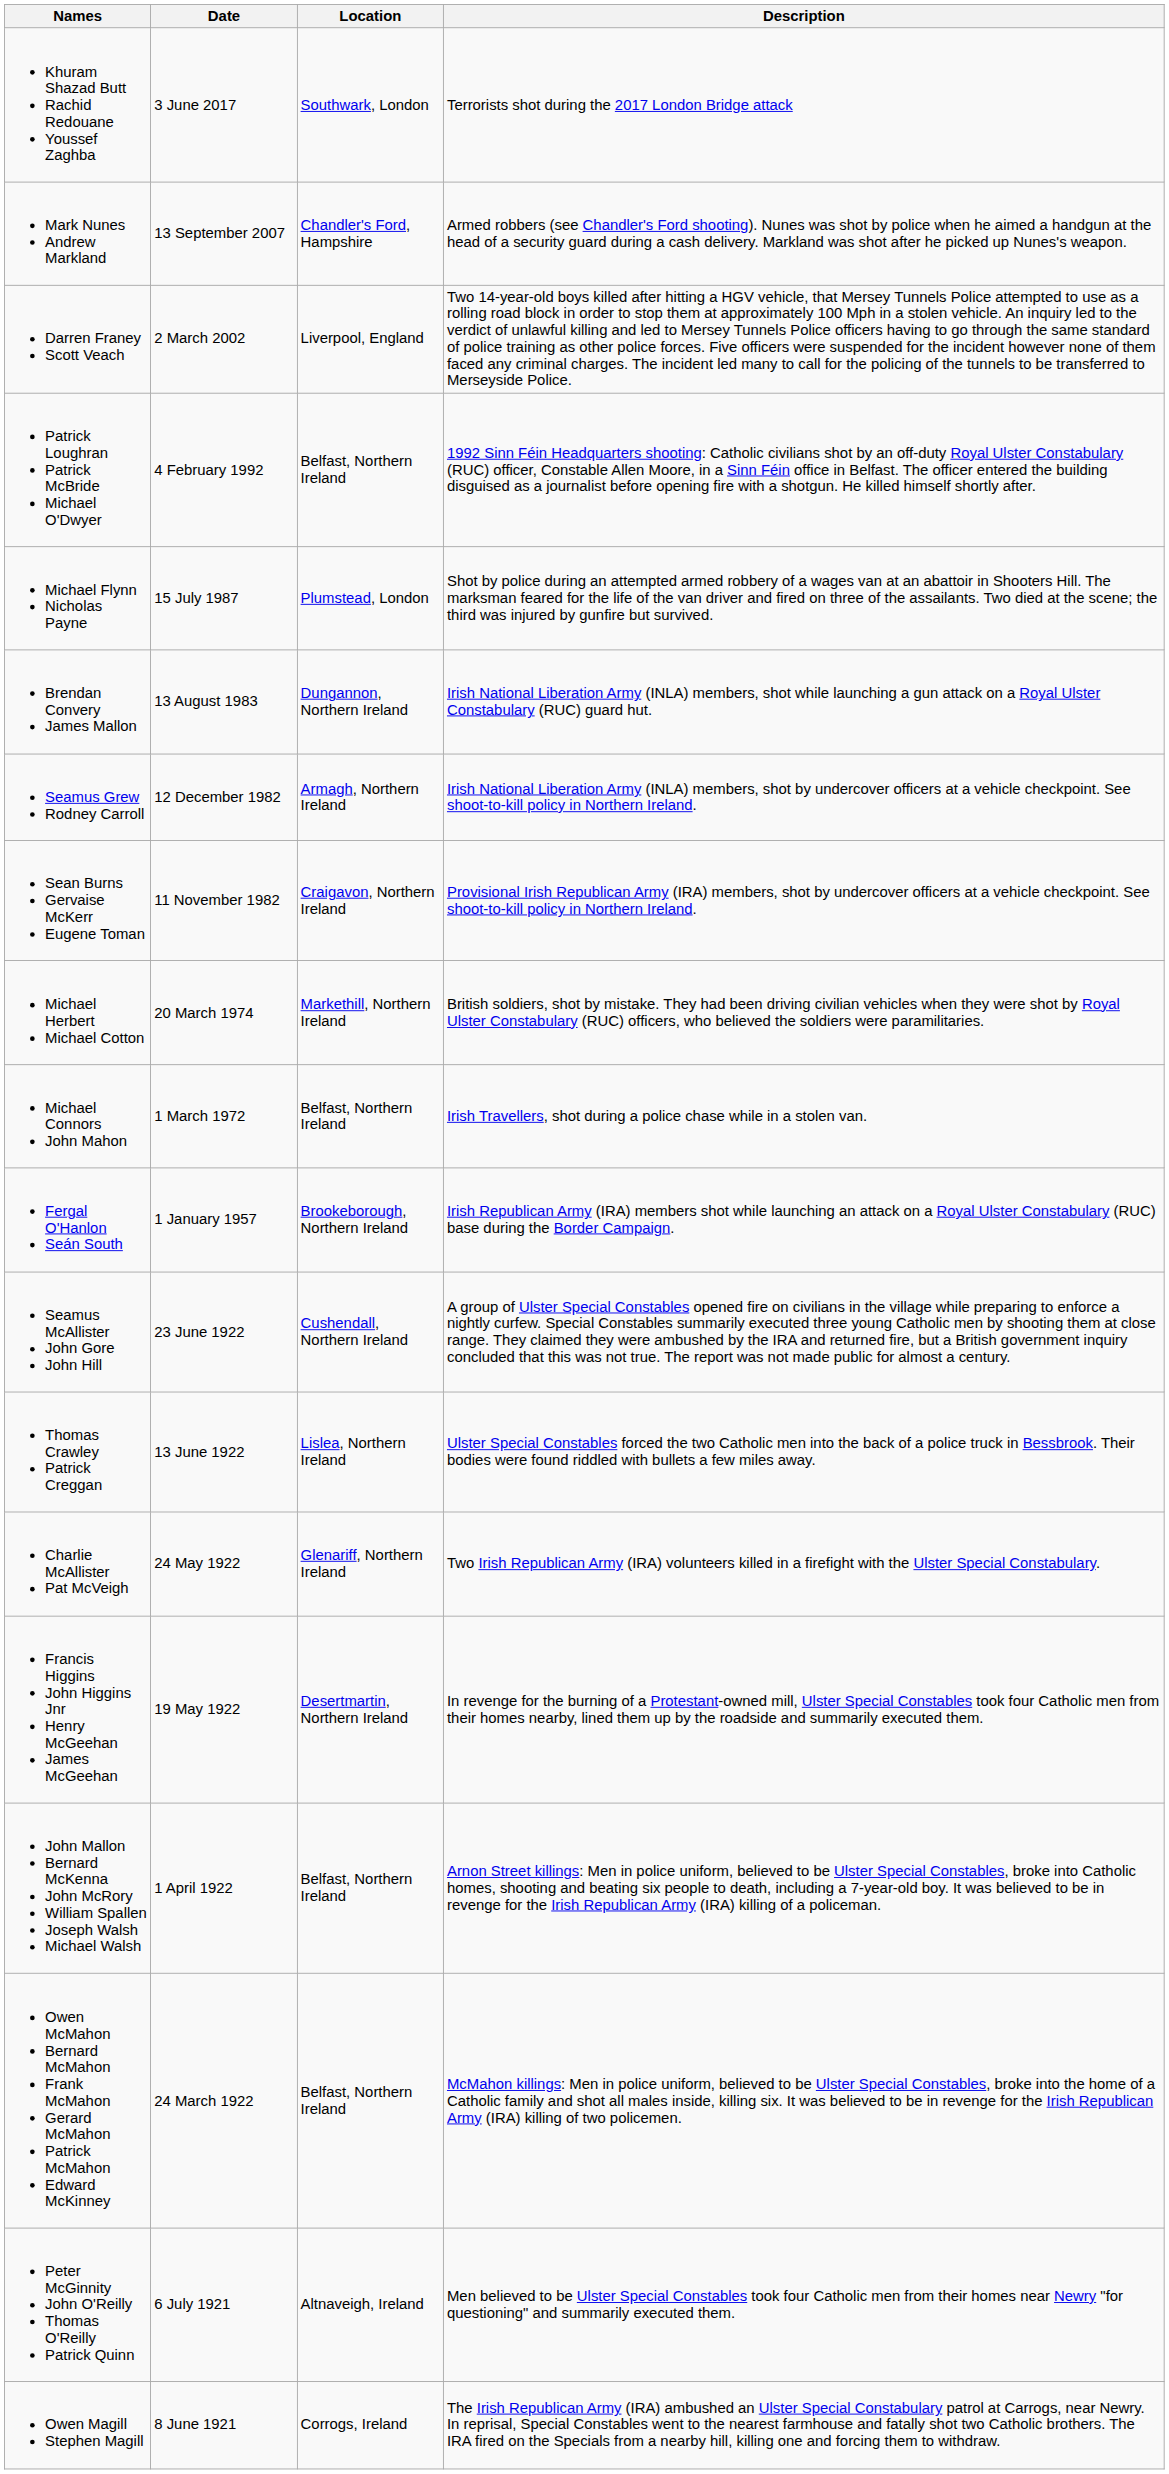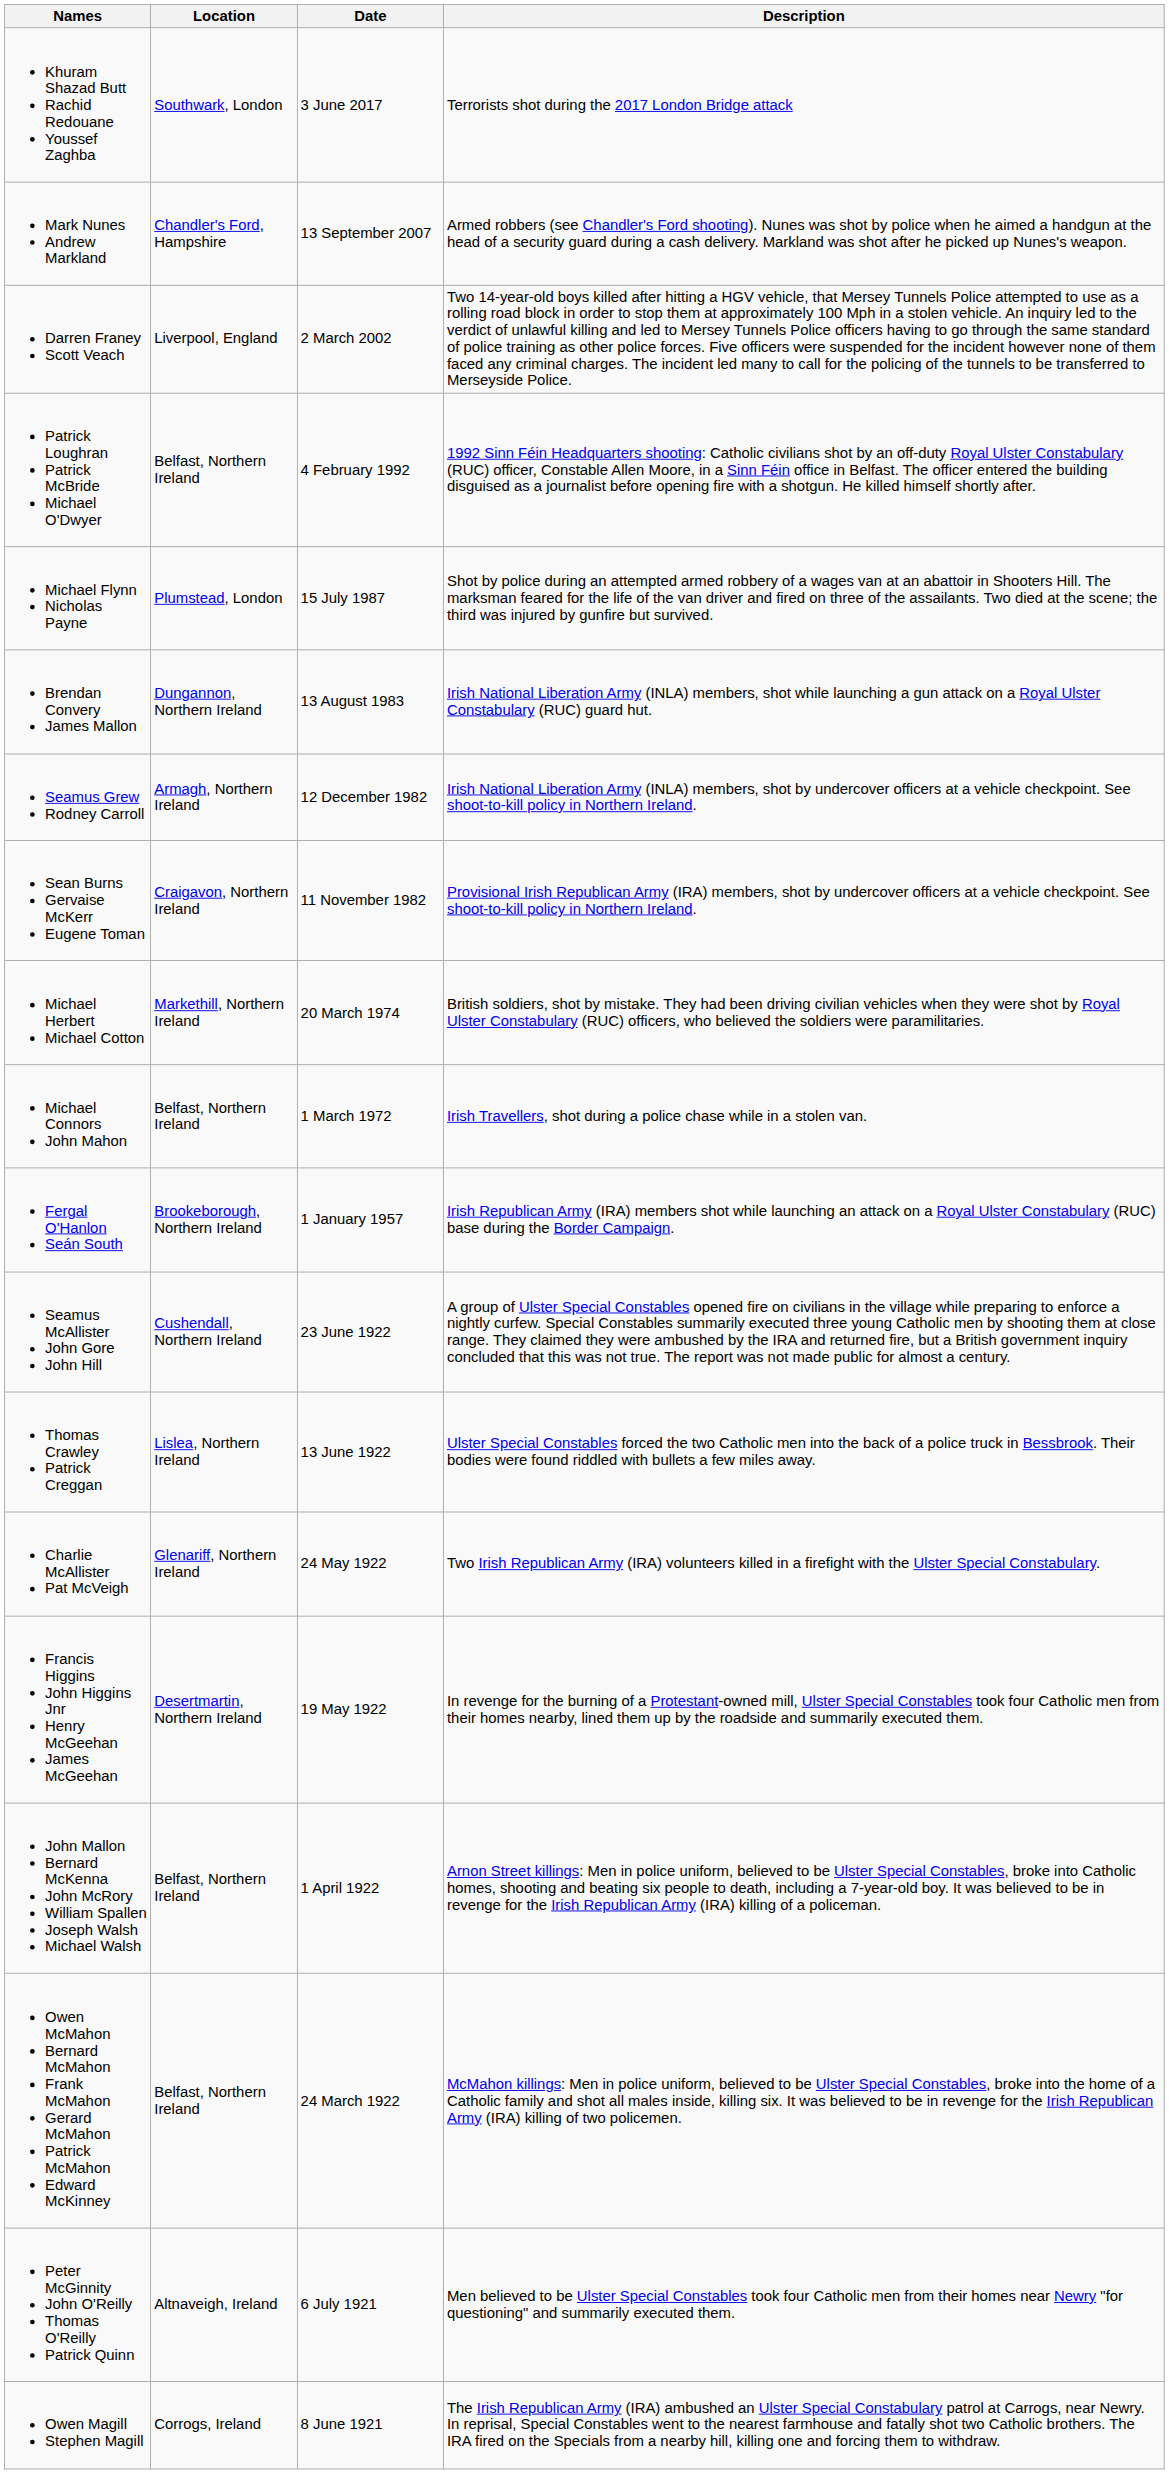columns swapped: (224, 16) <-> (370, 16)
